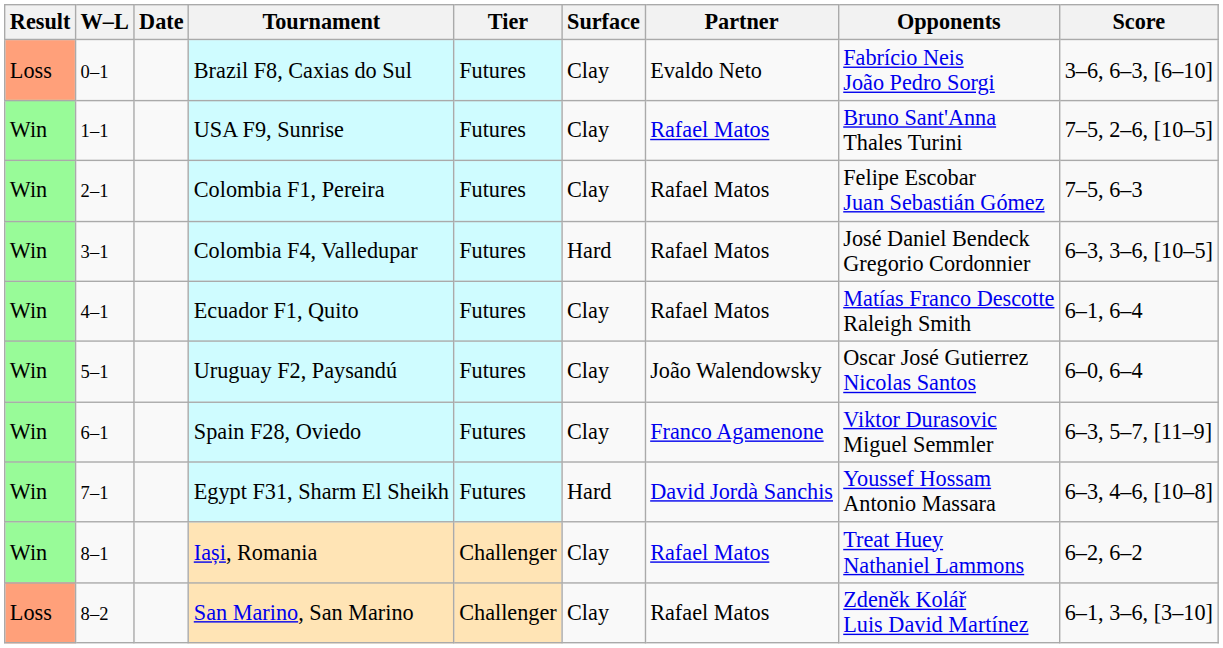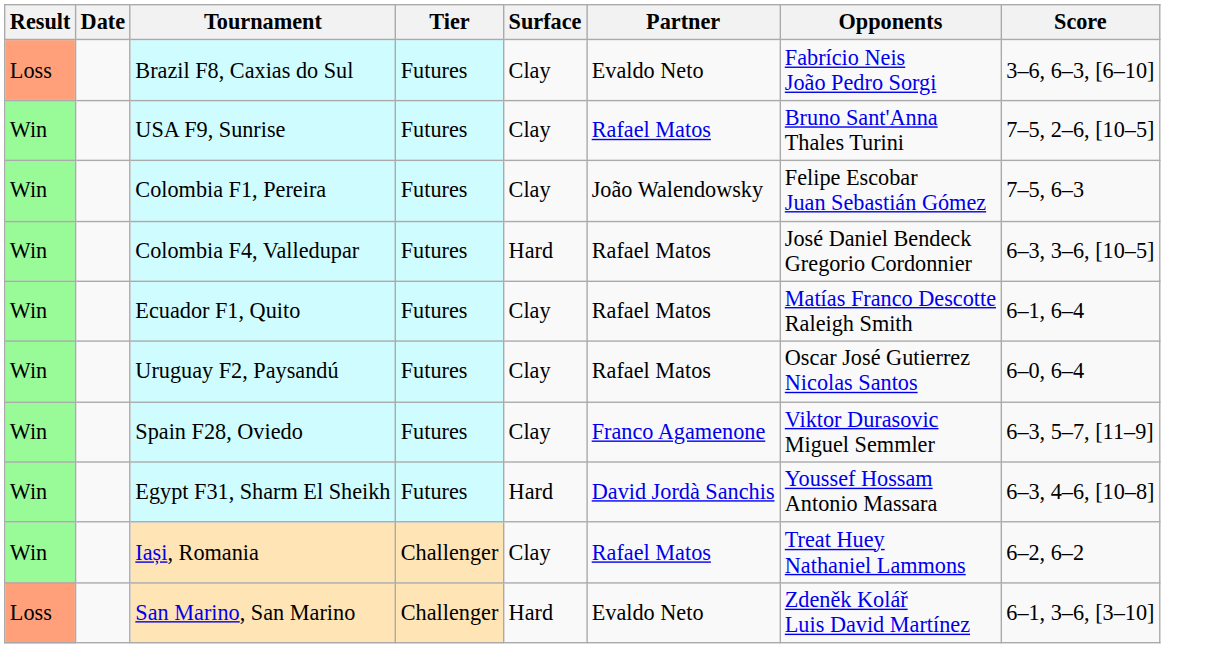- column: (105, 22)
(710, 190) Rafael Matos -> (677, 190) João Walendowsky
(736, 371) João Walendowsky -> (651, 371) Rafael Matos
(588, 612) Clay -> (531, 612) Hard
(710, 612) Rafael Matos -> (648, 612) Evaldo Neto
